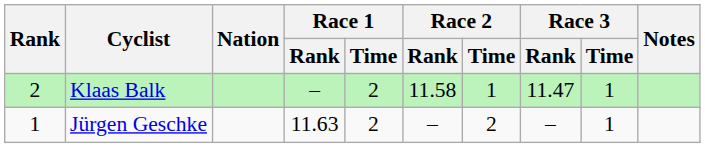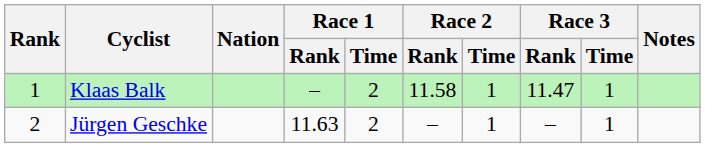(35, 90) 2 -> (35, 90) 1
(35, 124) 1 -> (35, 124) 2
(491, 124) 2 -> (491, 124) 1
